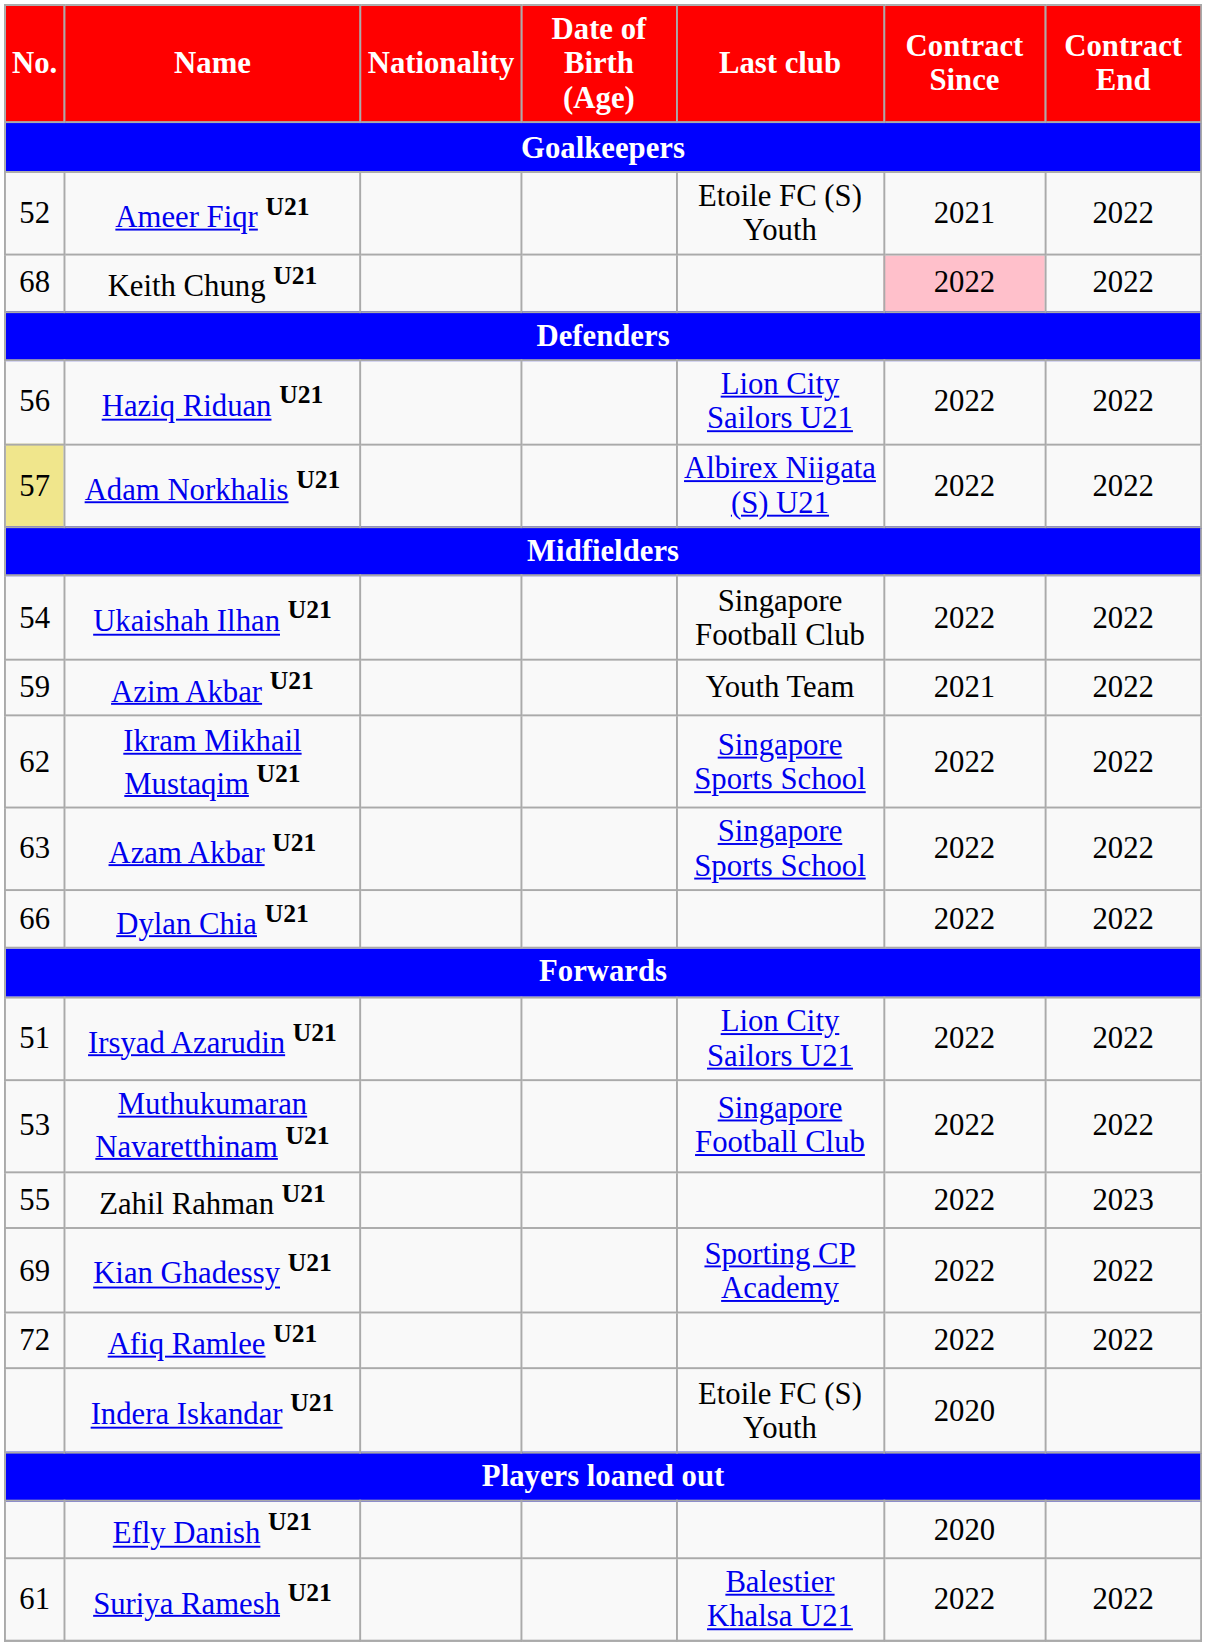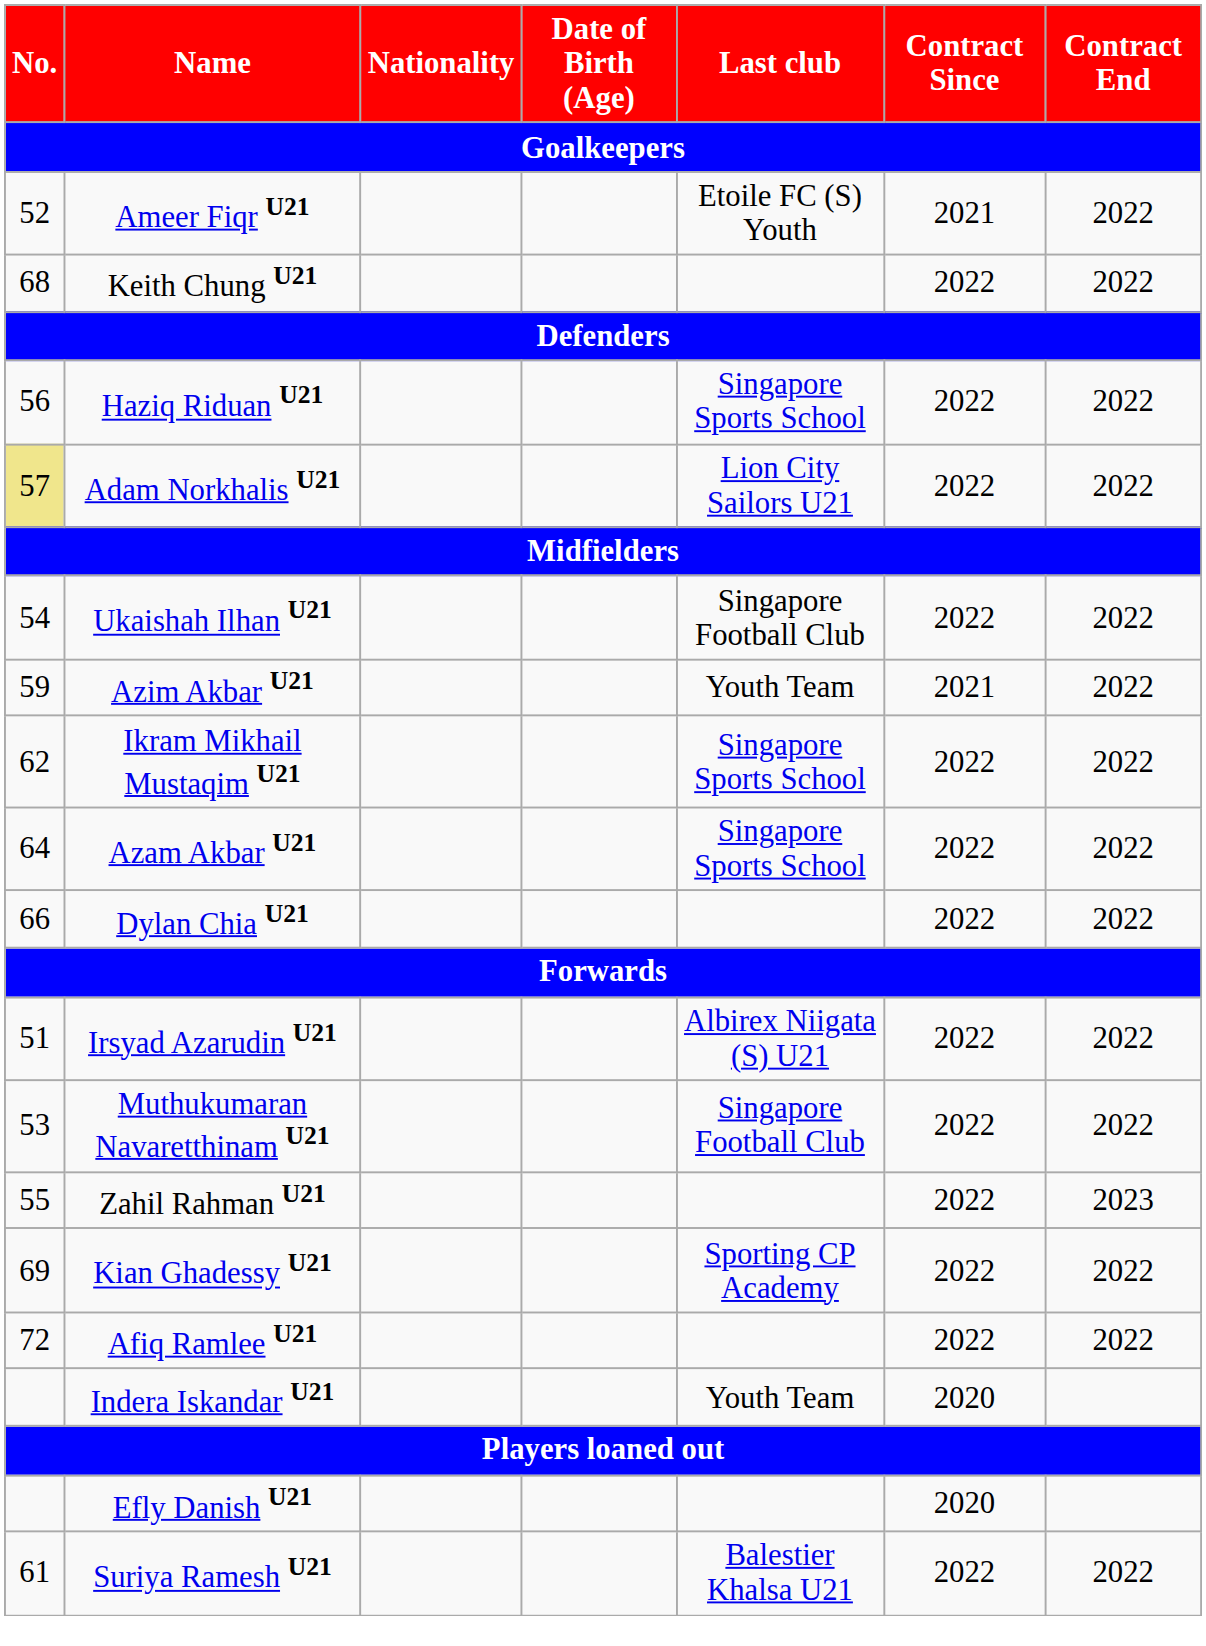(964, 282) pink background -> (964, 282) no background
(780, 401) Lion City Sailors U21 -> (780, 401) Singapore Sports School
(780, 485) Albirex Niigata (S) U21 -> (780, 485) Lion City Sailors U21
(35, 848) 63 -> (35, 848) 64
(780, 1037) Lion City Sailors U21 -> (780, 1037) Albirex Niigata (S) U21
(780, 1410) Etoile FC (S) Youth -> (780, 1397) Youth Team
